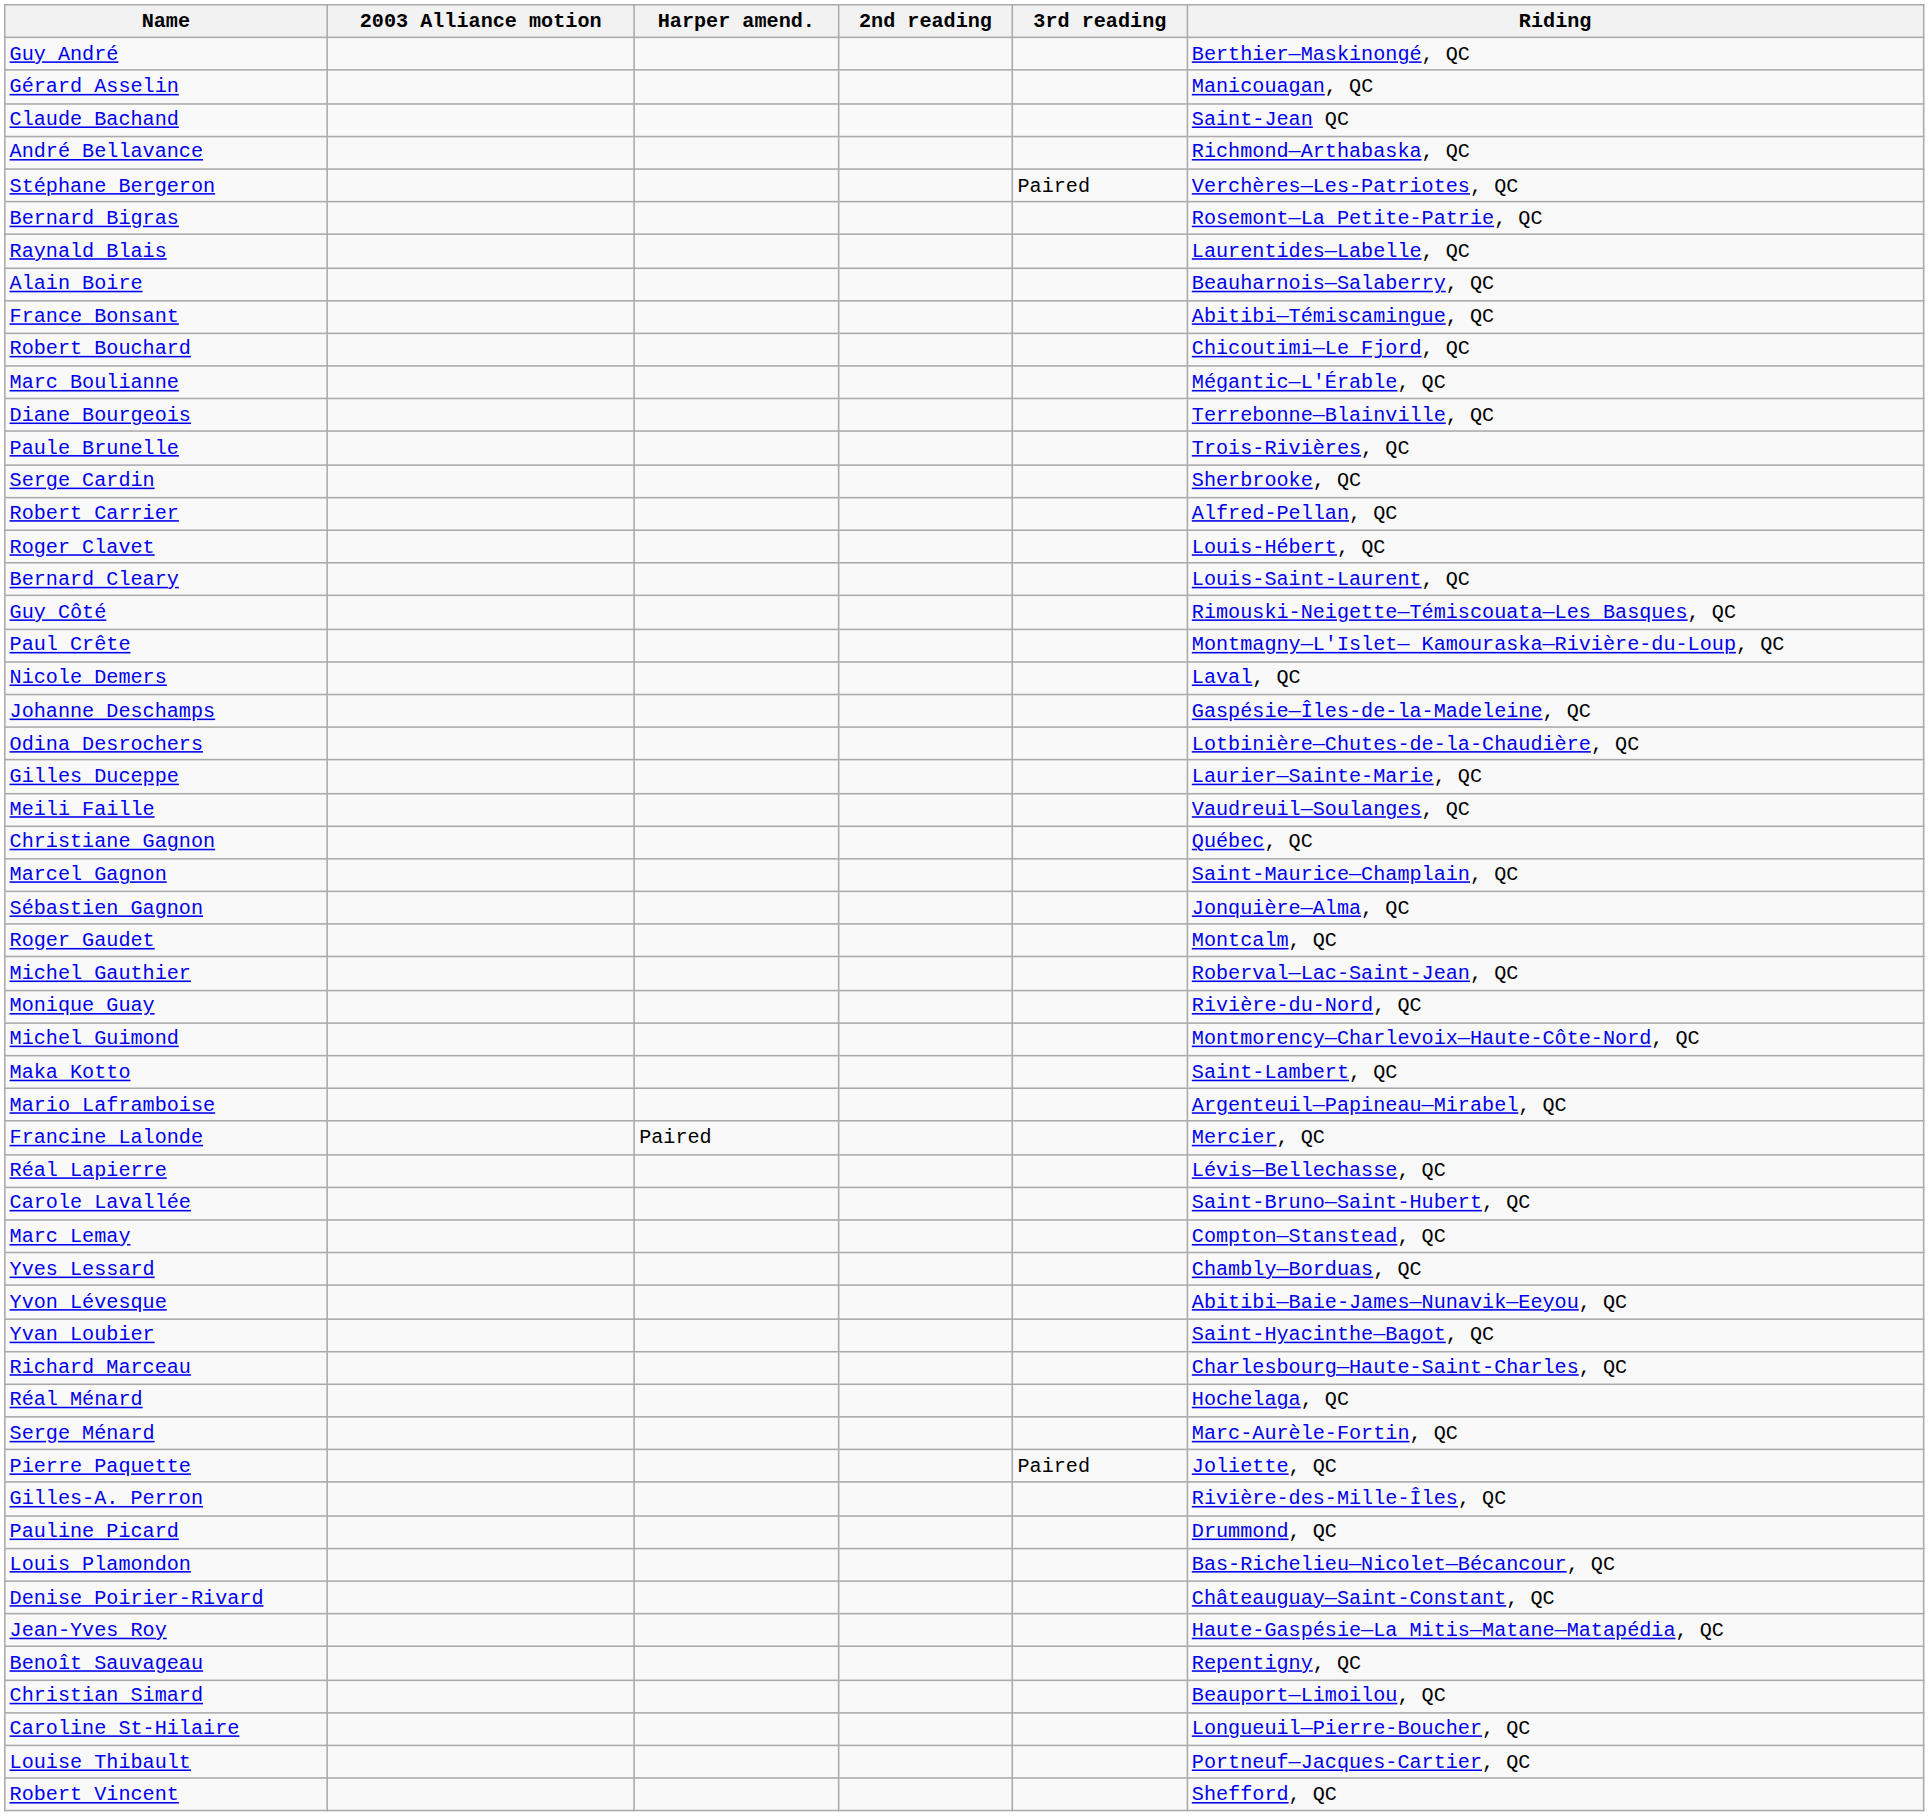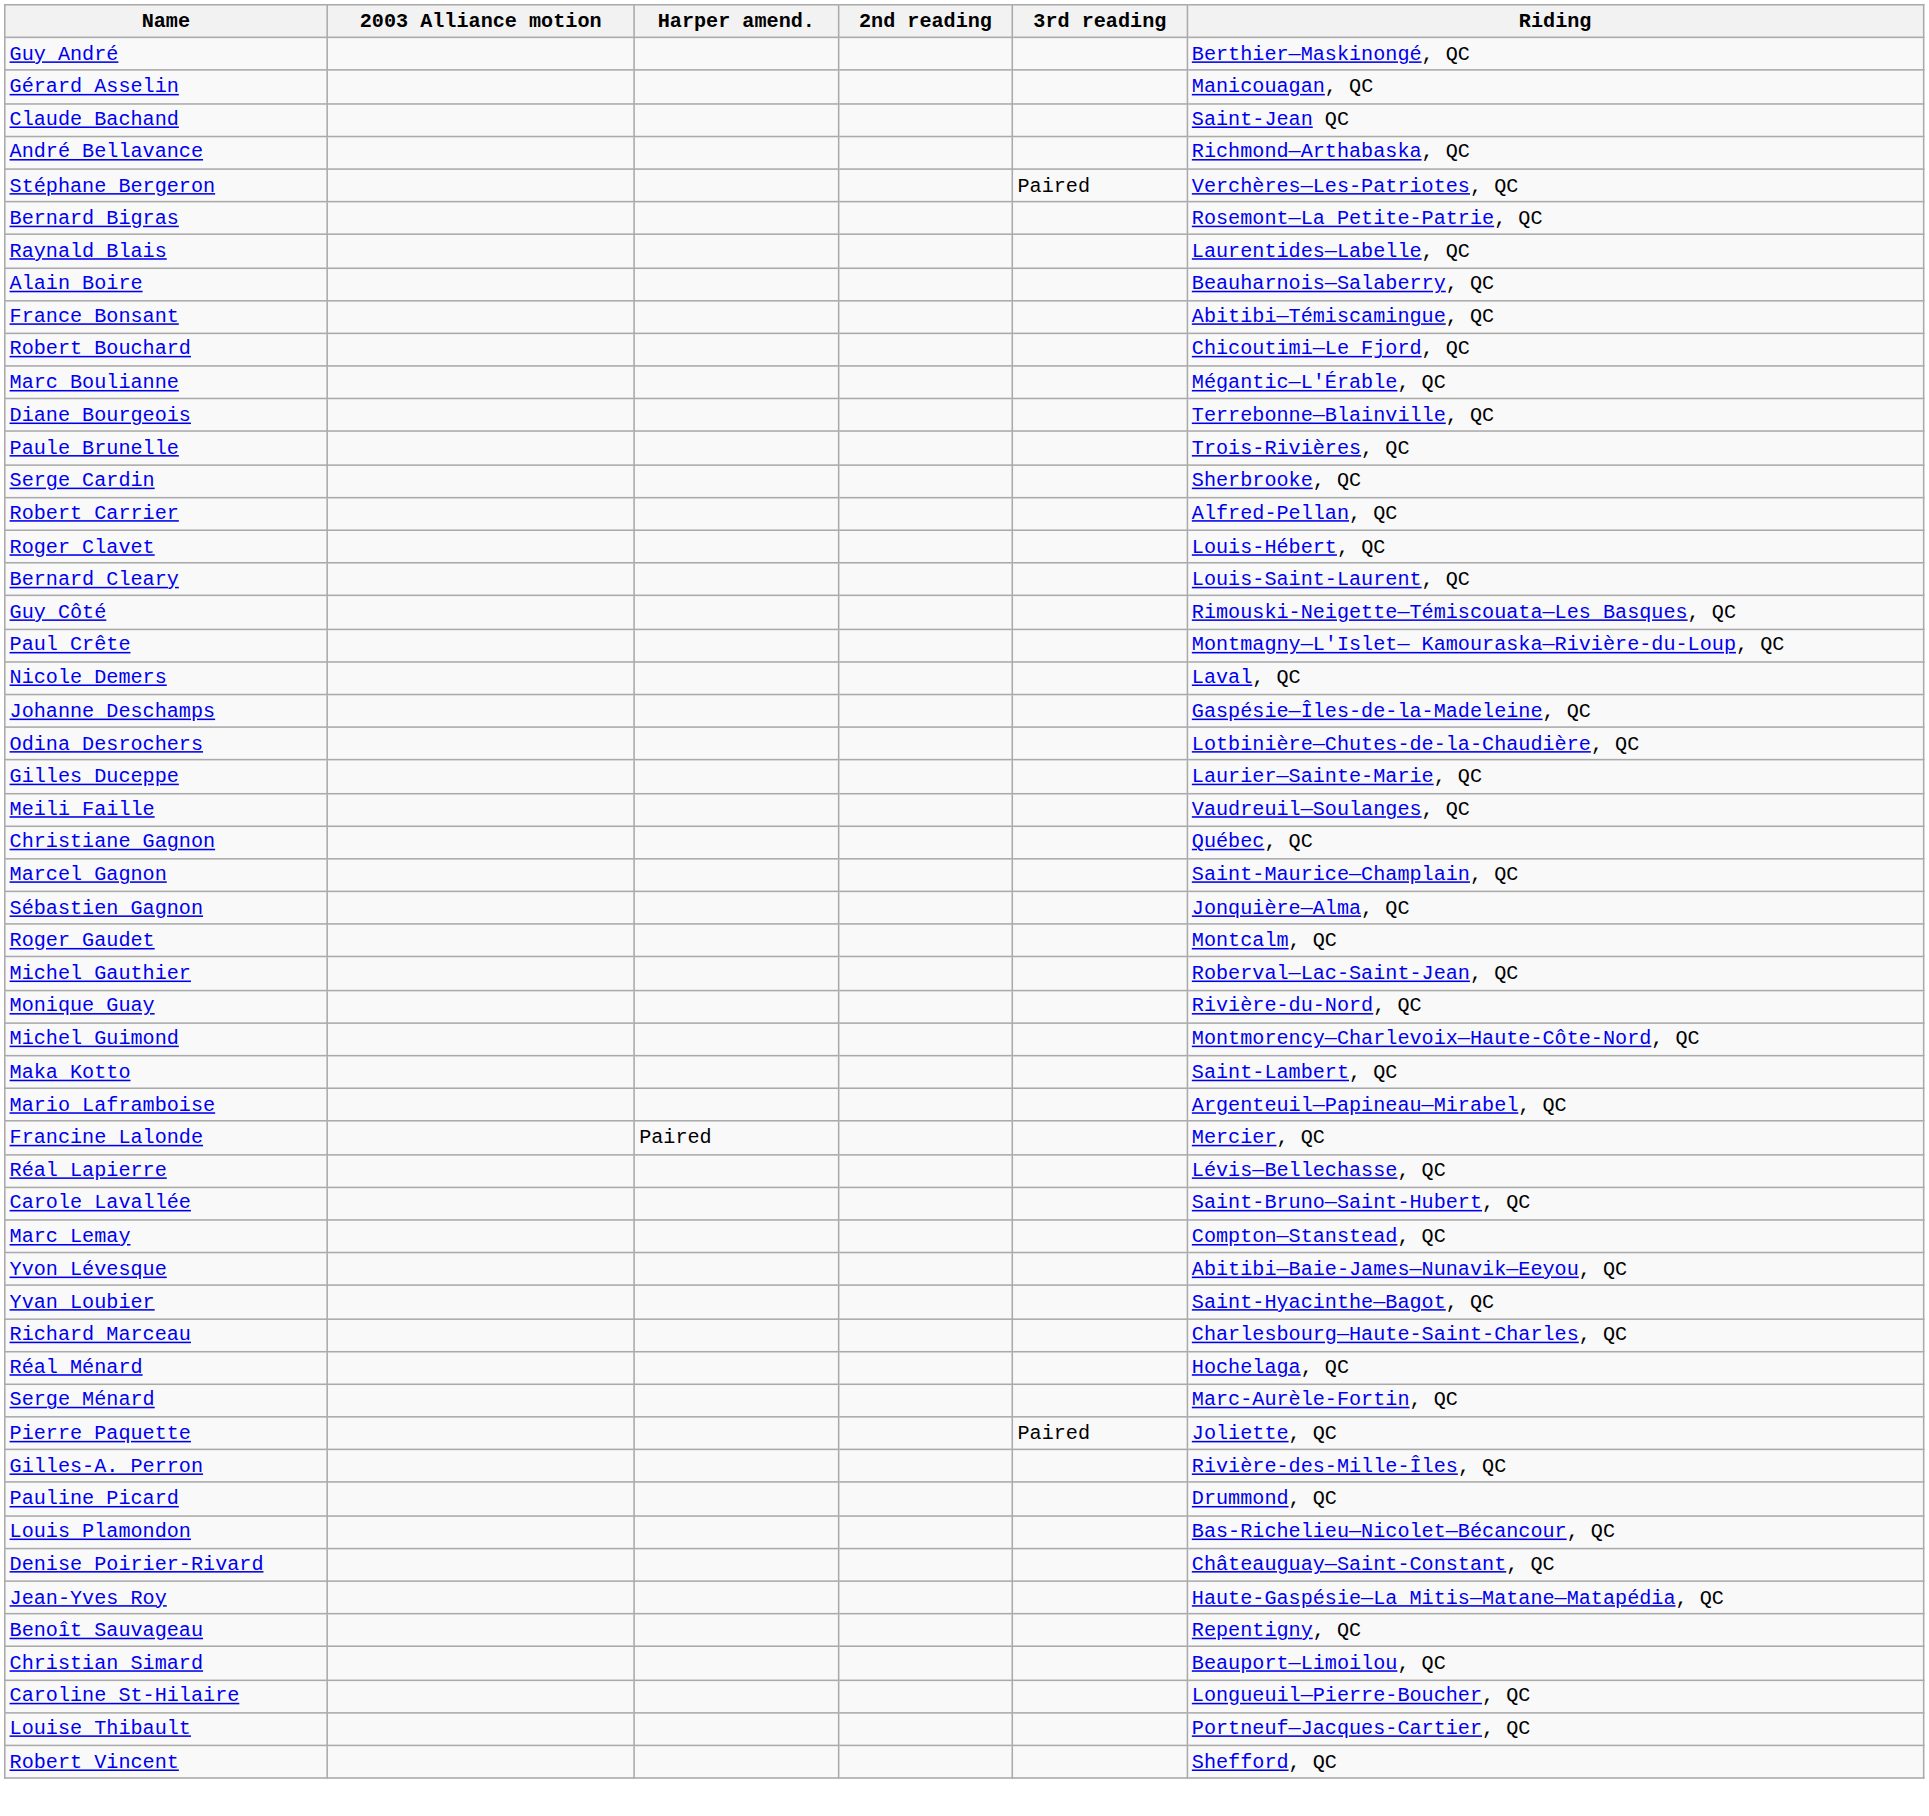- row: (82, 1269)
